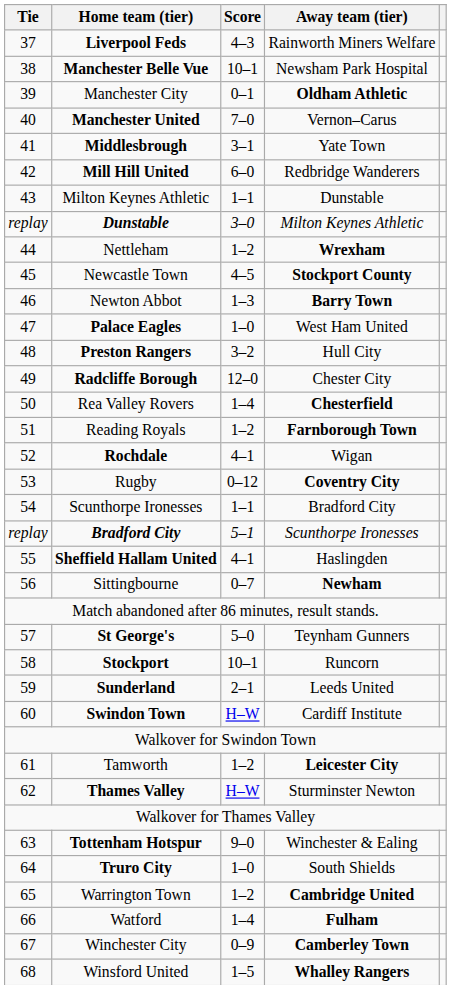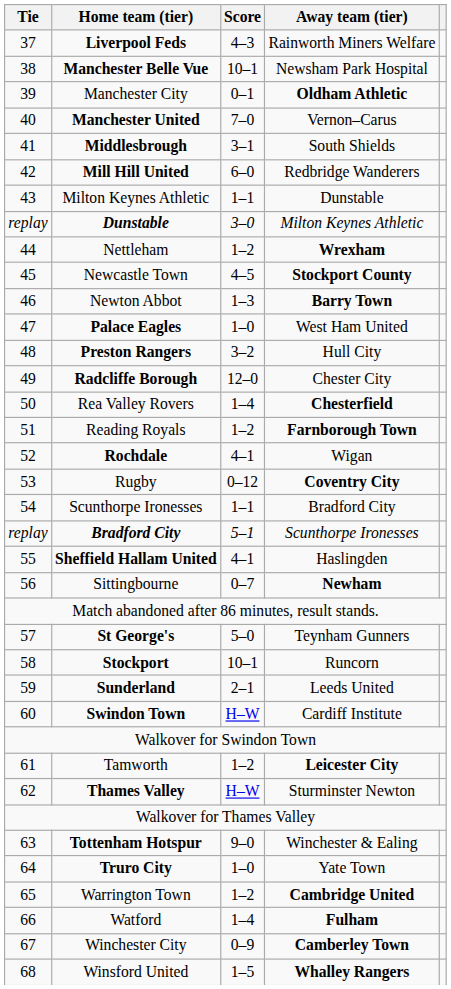(352, 146) Yate Town -> (352, 146) South Shields
(352, 868) South Shields -> (352, 868) Yate Town
